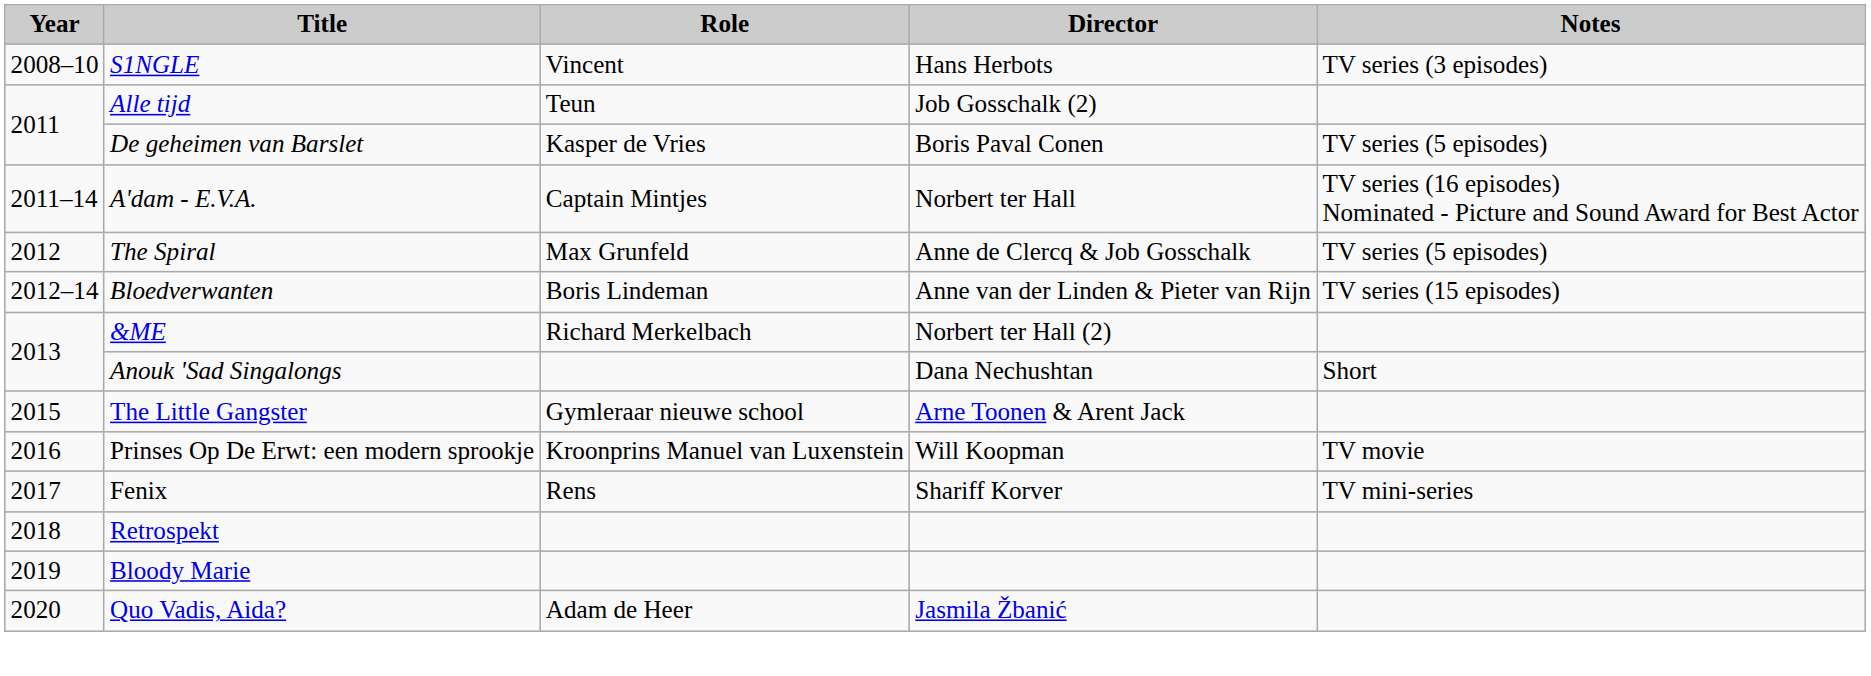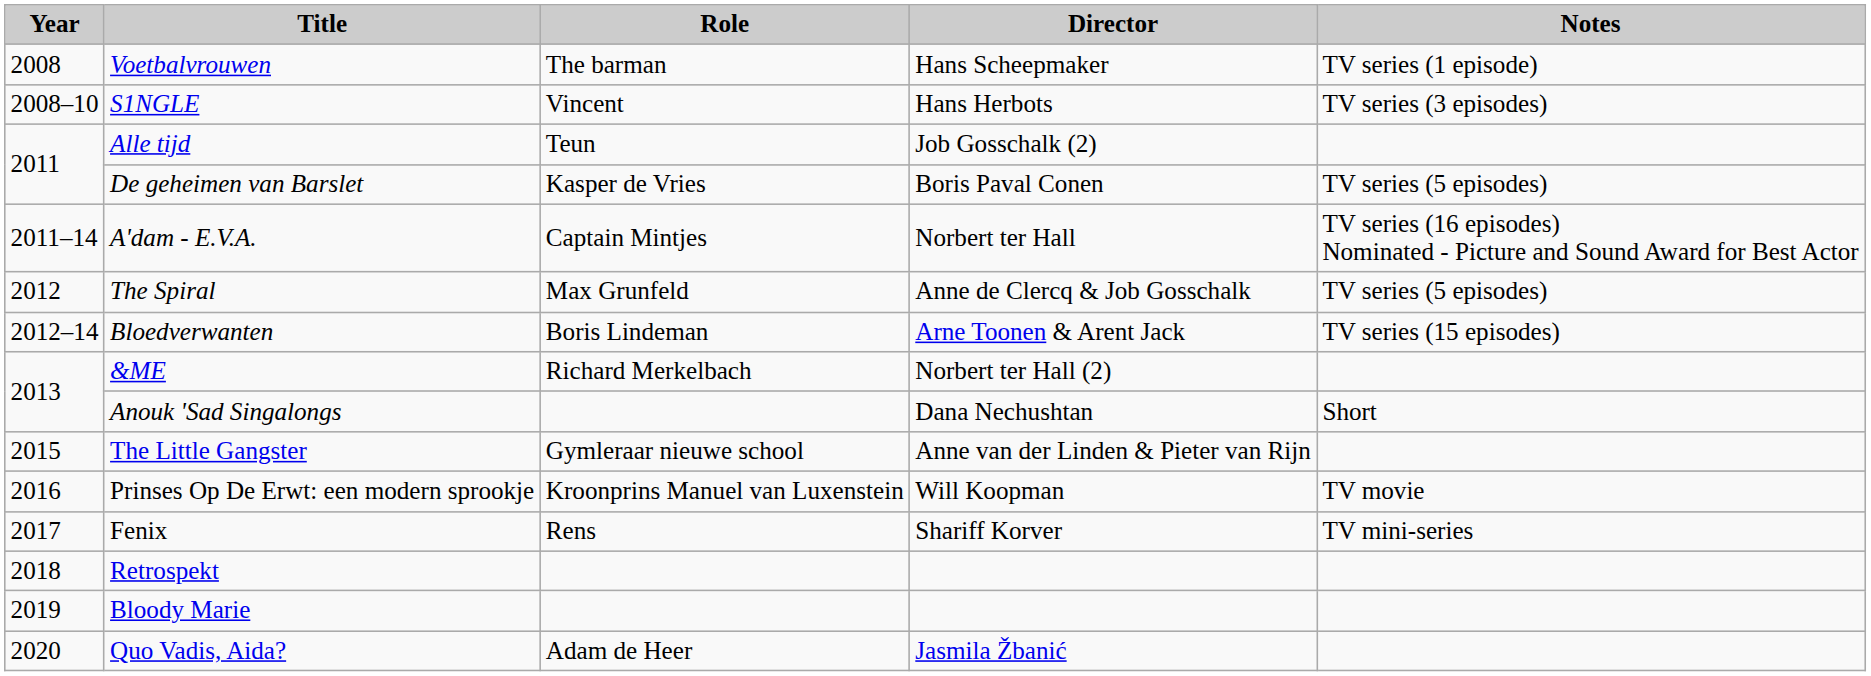+ row: (191, 64)
(1113, 291) Anne van der Linden & Pieter van Rijn -> (1050, 331) Arne Toonen & Arent Jack
(1050, 411) Arne Toonen & Arent Jack -> (1113, 451) Anne van der Linden & Pieter van Rijn
